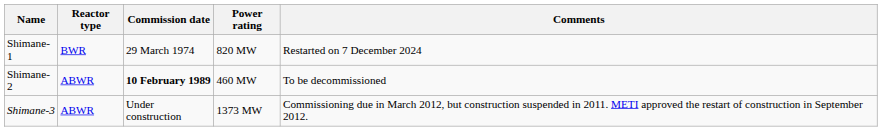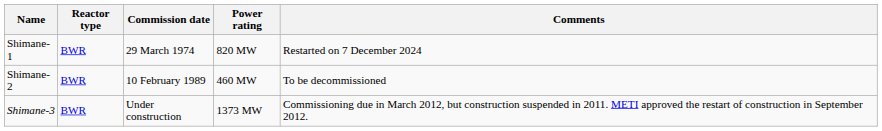(77, 80) ABWR -> (73, 80) BWR
(168, 80) bold -> (166, 80) normal
(77, 110) ABWR -> (73, 110) BWR
